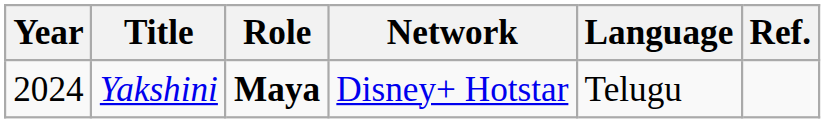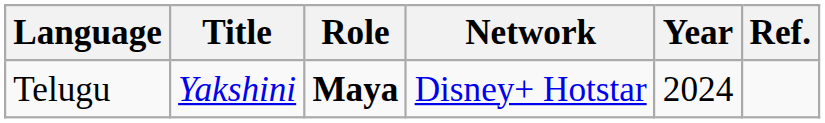columns swapped: (48, 32) <-> (659, 32)
